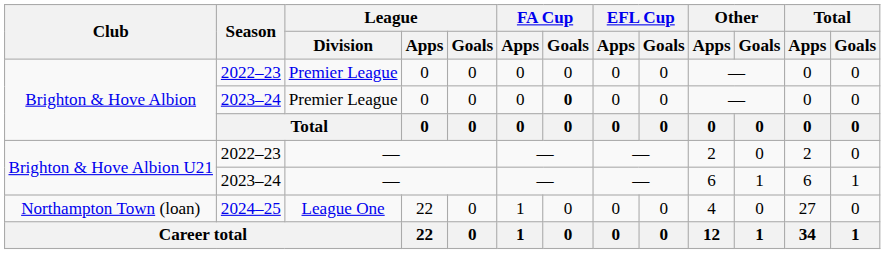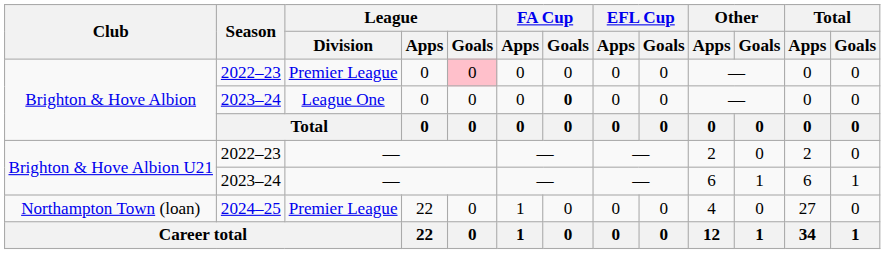(472, 72) no background -> (472, 72) pink background
(343, 99) Premier League -> (343, 99) League One
(343, 208) League One -> (343, 208) Premier League
